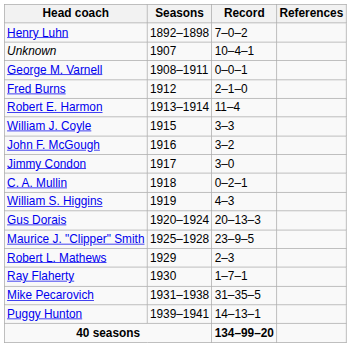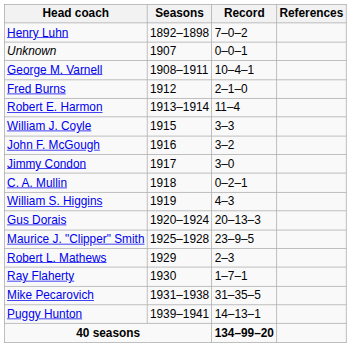(234, 51) 10–4–1 -> (231, 51) 0–0–1
(231, 70) 0–0–1 -> (234, 70) 10–4–1
